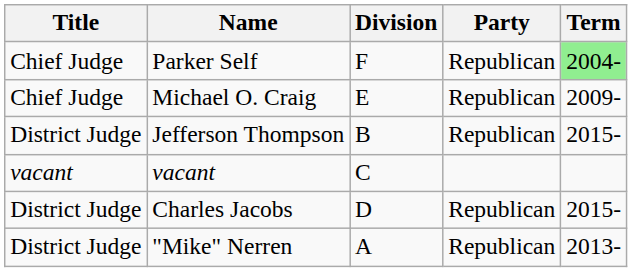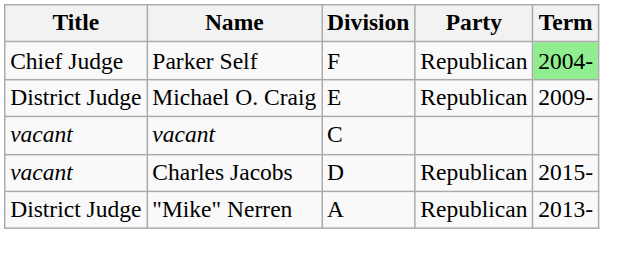(67, 97) Chief Judge -> (76, 97) District Judge
- row: (248, 135)
(76, 209) District Judge -> (42, 172) vacant
